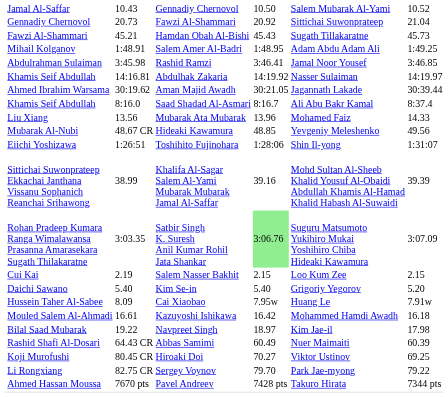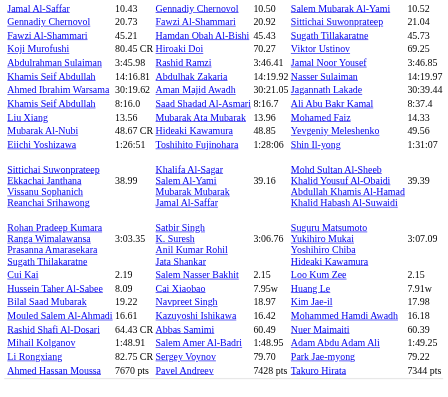rows swapped: (199, 49) <-> (179, 357)
(268, 239) lightgreen background -> (268, 239) no background
- row: (176, 288)
rows swapped: (196, 316) <-> (187, 329)
